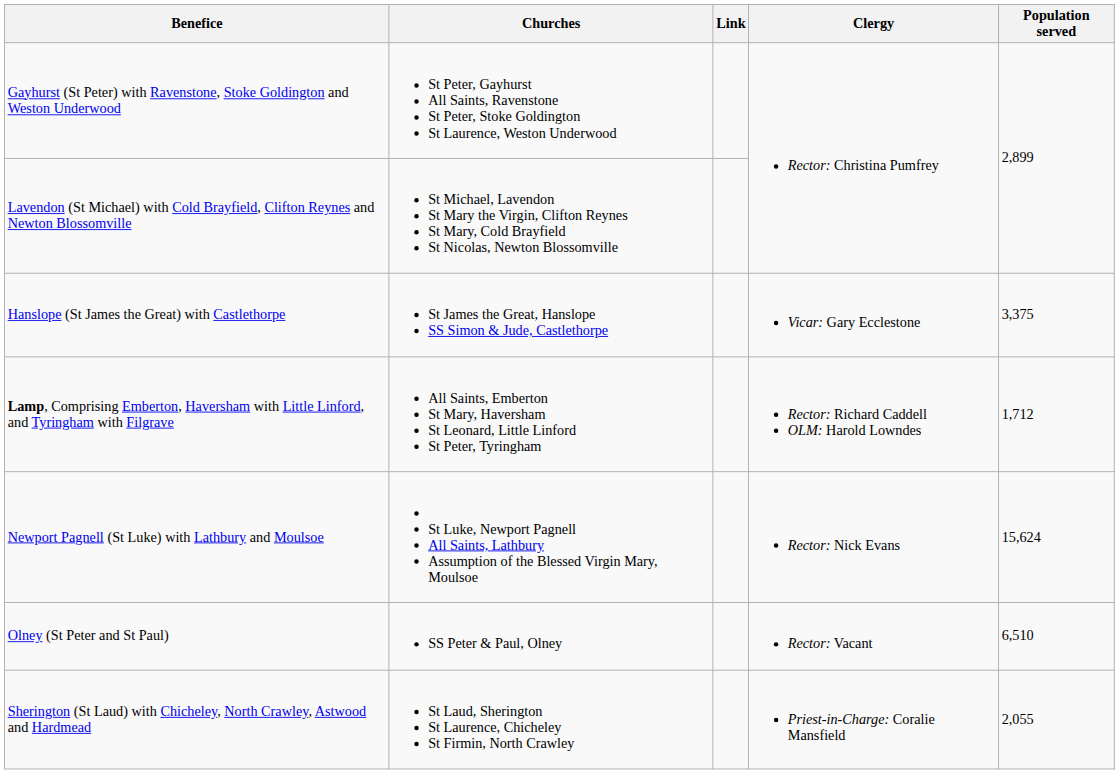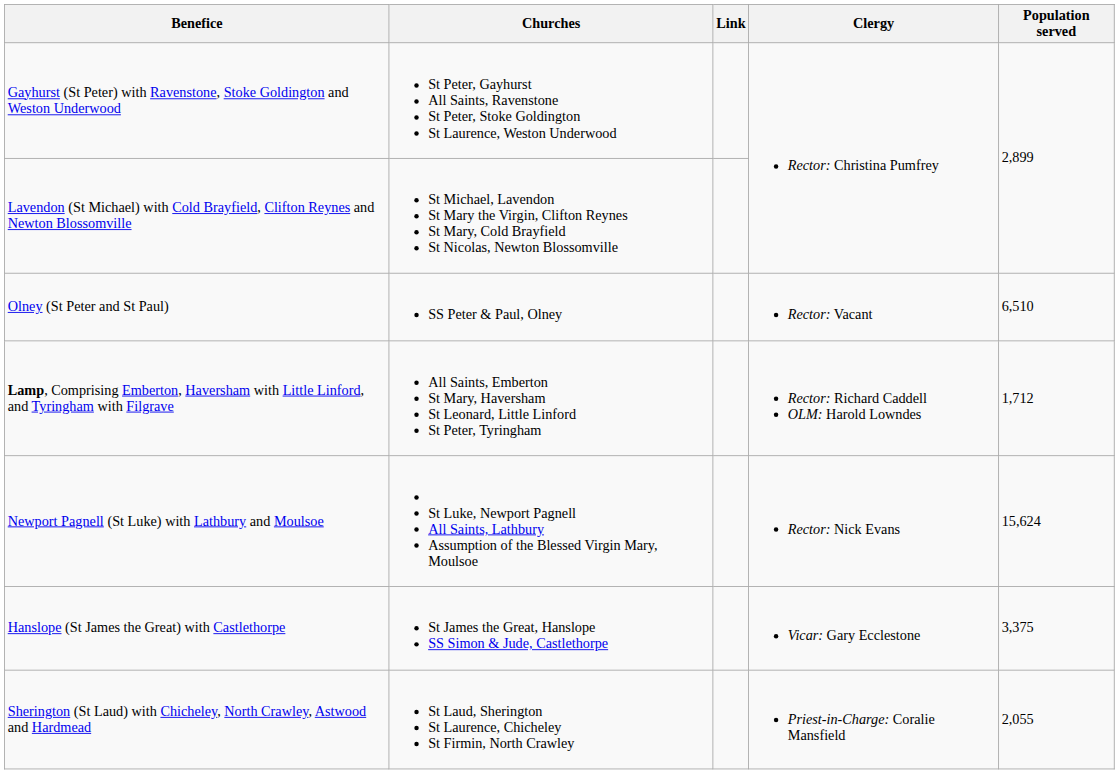rows swapped: (147, 314) <-> (88, 636)
